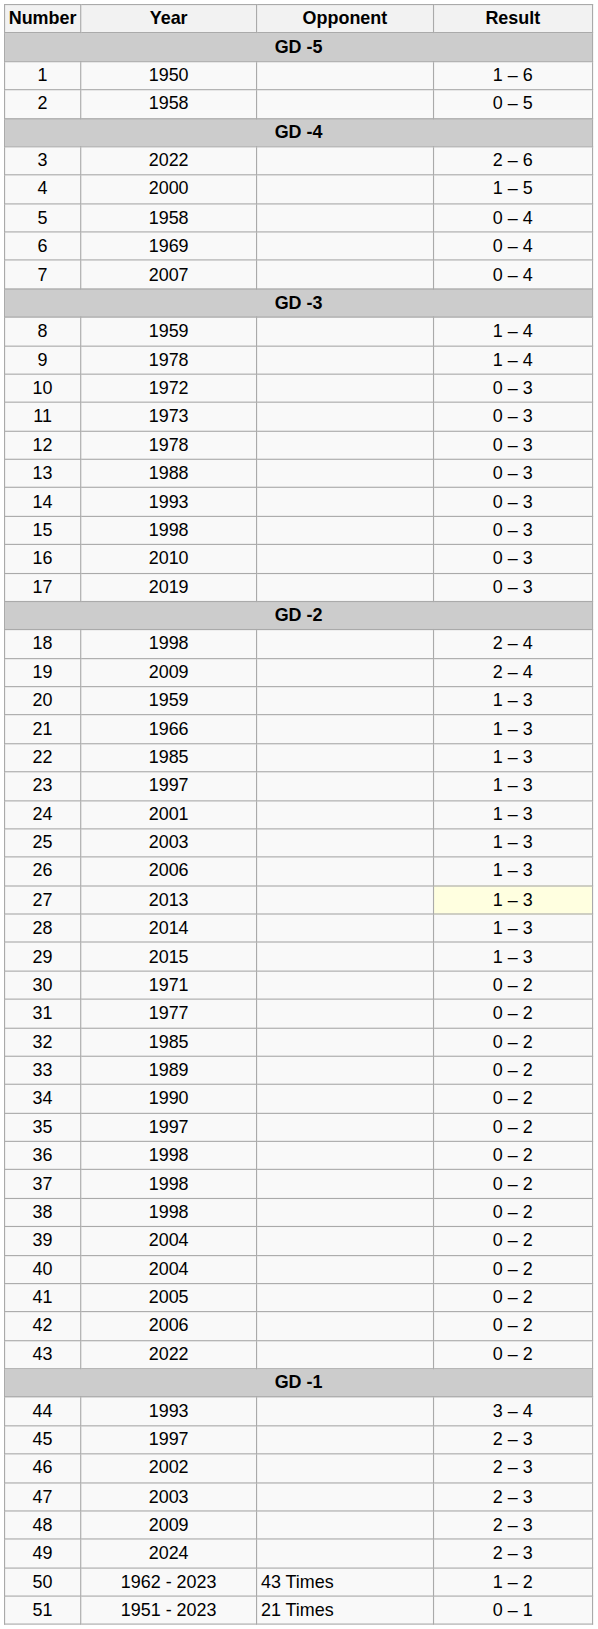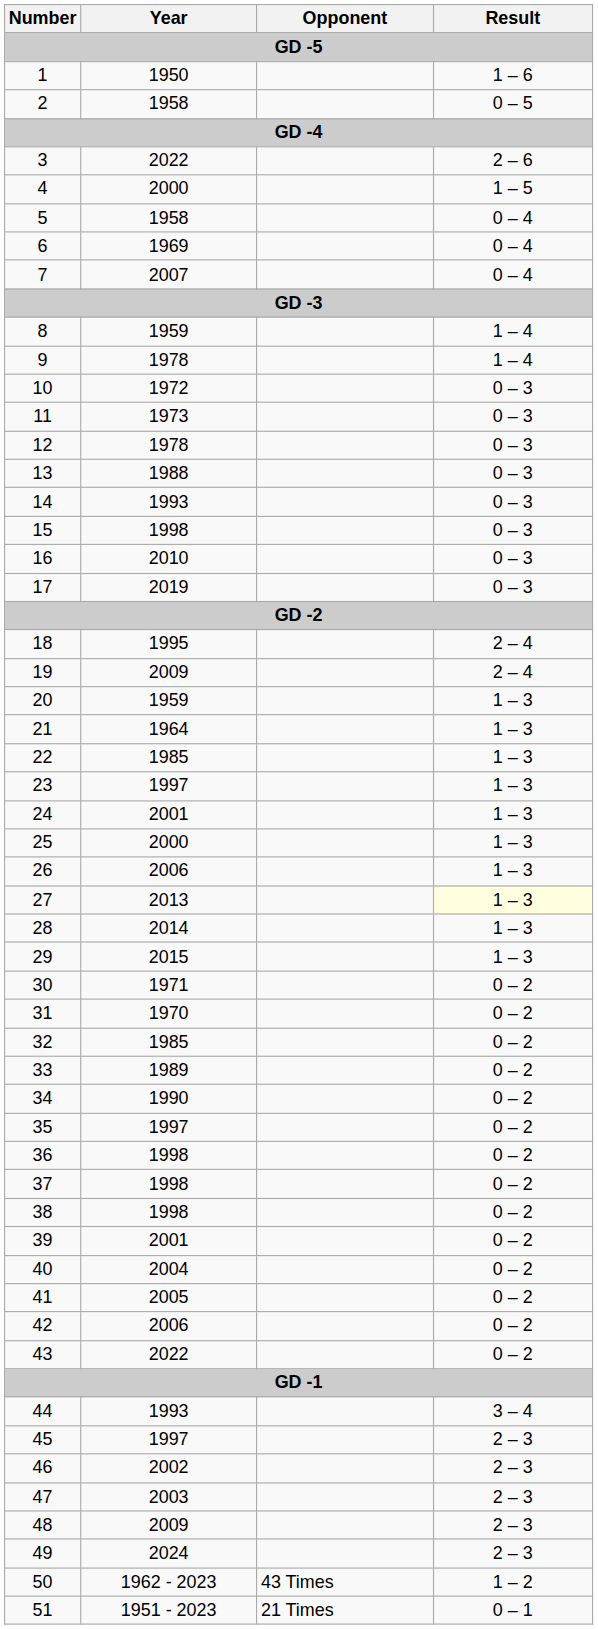(169, 643) 1998 -> (169, 643) 1995
(169, 729) 1966 -> (169, 729) 1964
(169, 842) 2003 -> (169, 842) 2000
(169, 1013) 1977 -> (169, 1013) 1970
(169, 1240) 2004 -> (169, 1240) 2001
